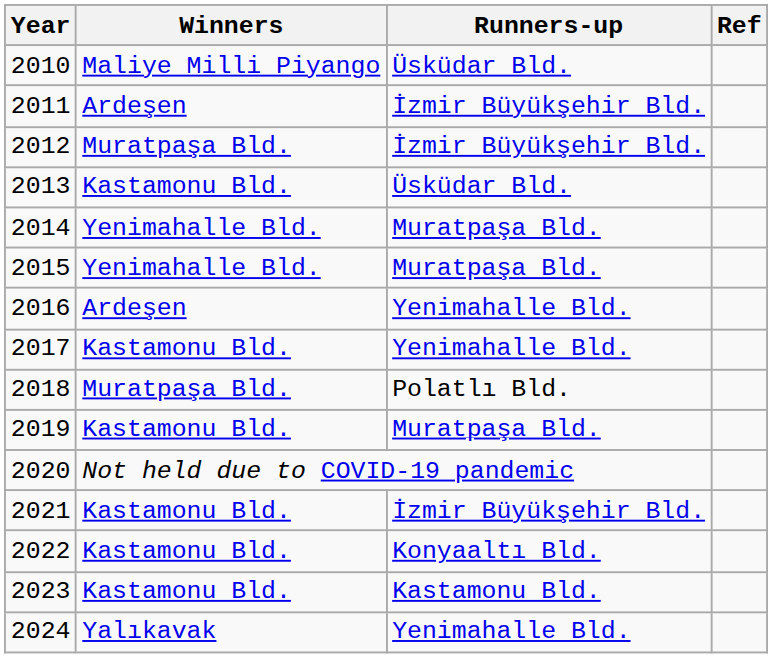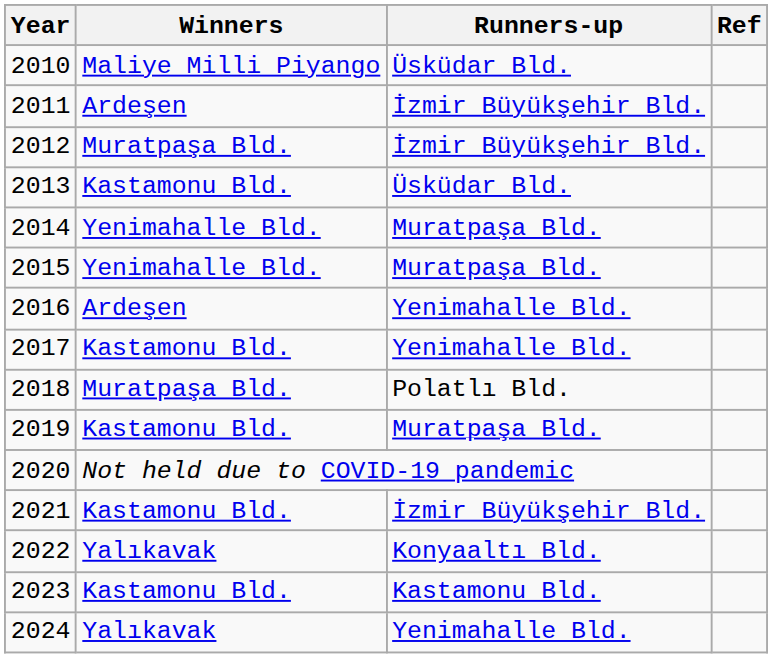(187, 551) Kastamonu Bld. -> (149, 551) Yalıkavak
